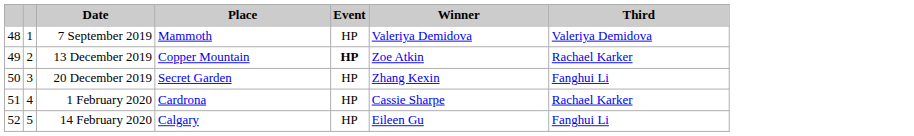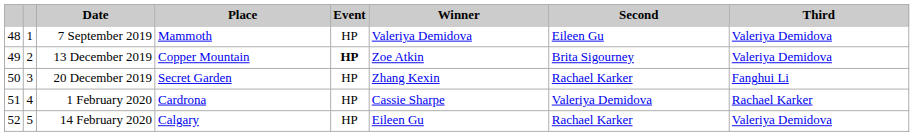+ column: (639, 14)
(592, 57) Rachael Karker -> (782, 57) Valeriya Demidova
(580, 120) Fanghui Li -> (782, 120) Valeriya Demidova
